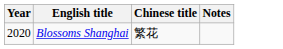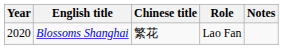+ column: (222, 13)
